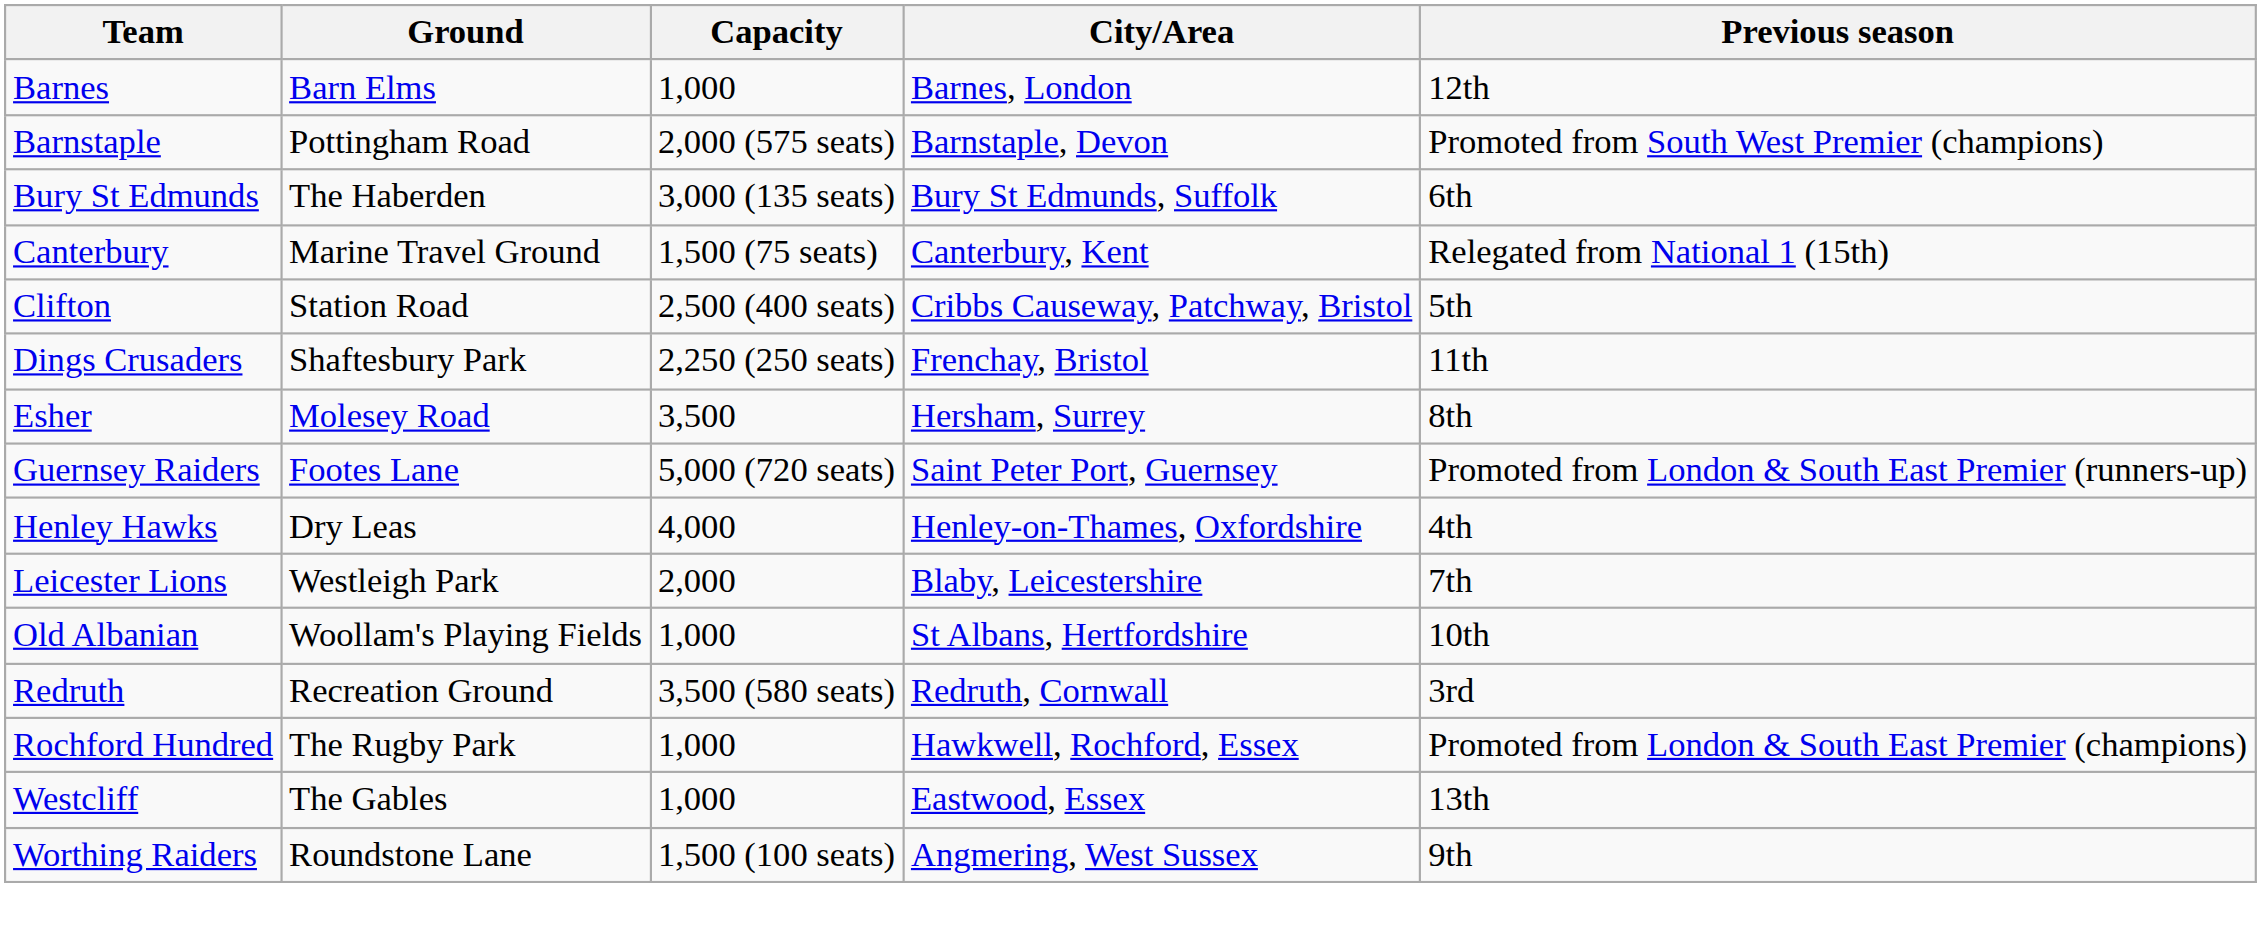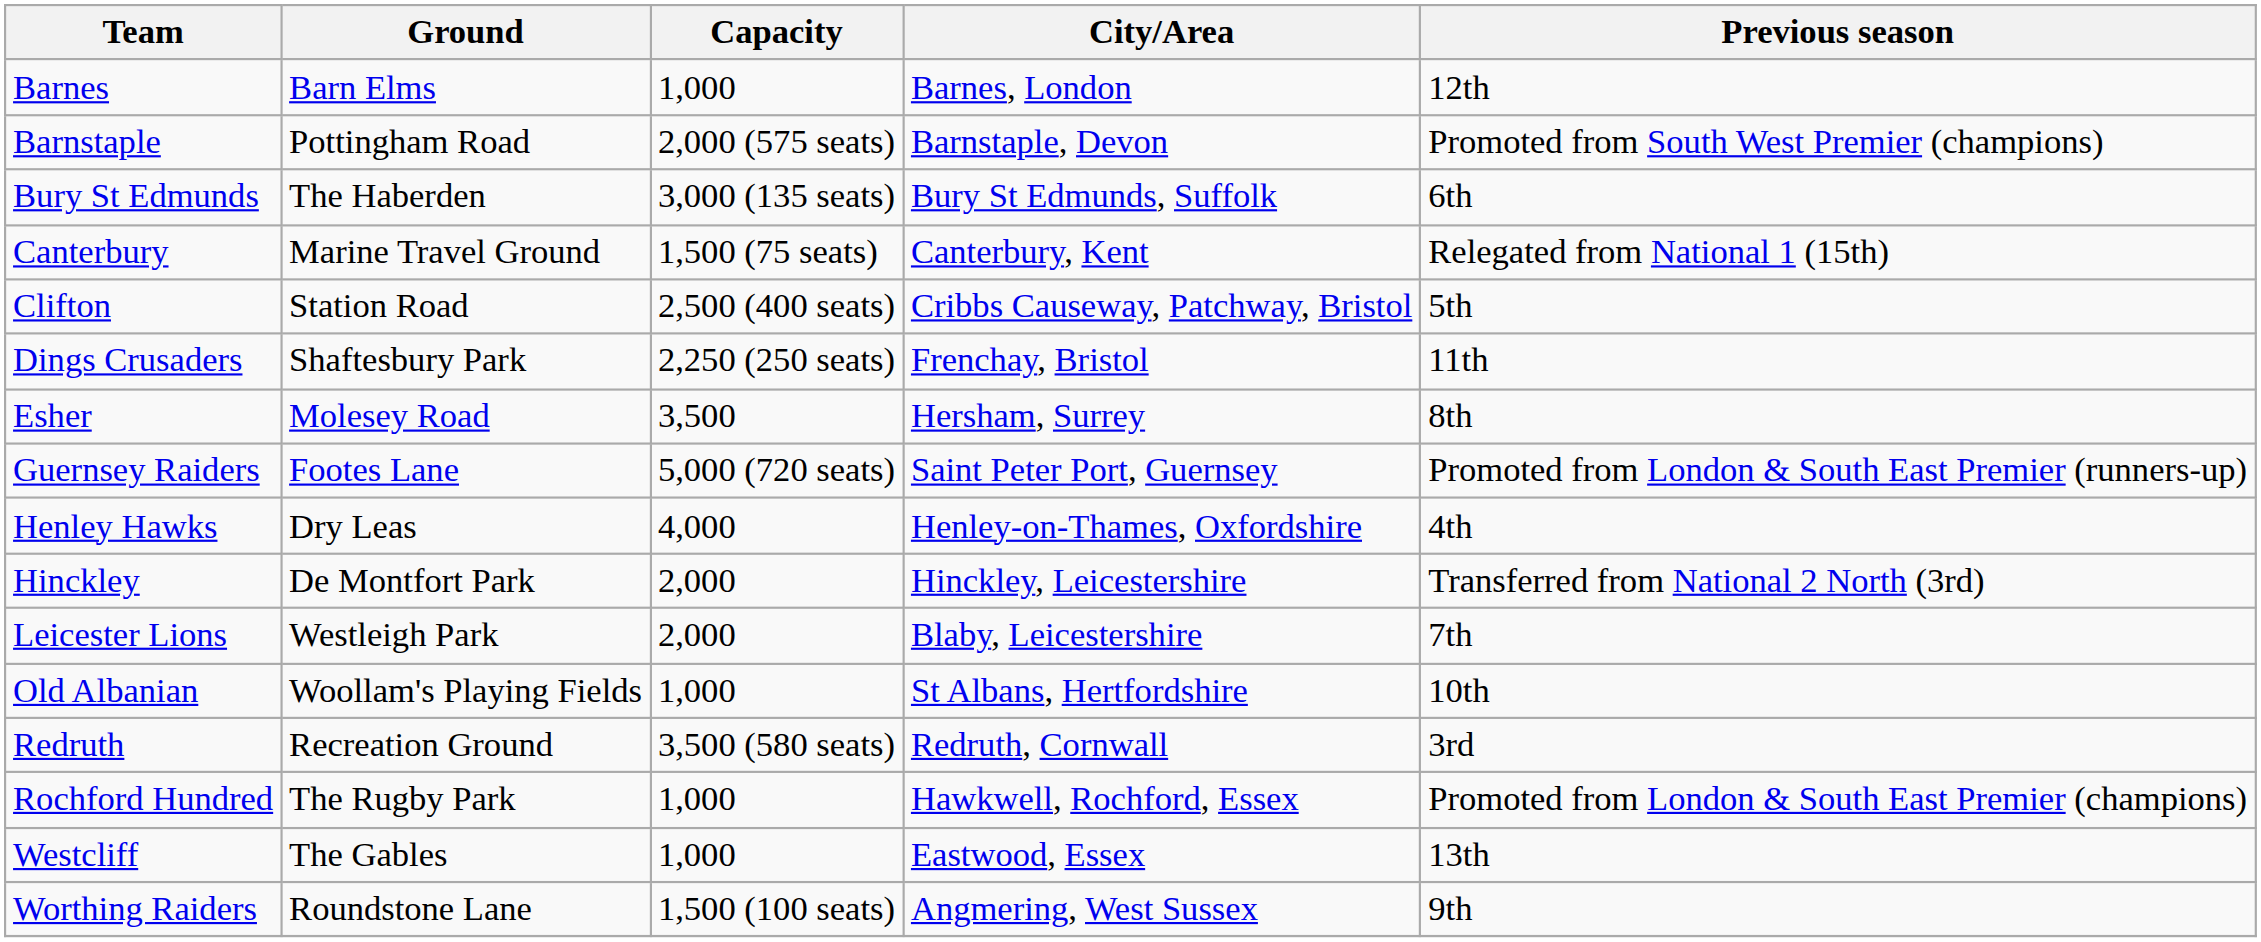+ row: (76, 580)
